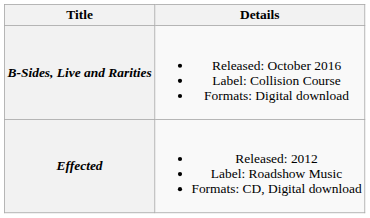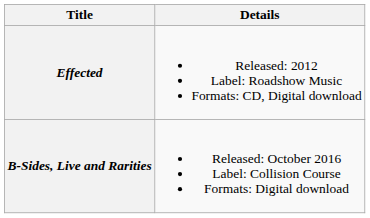rows swapped: (80, 166) <-> (80, 72)
